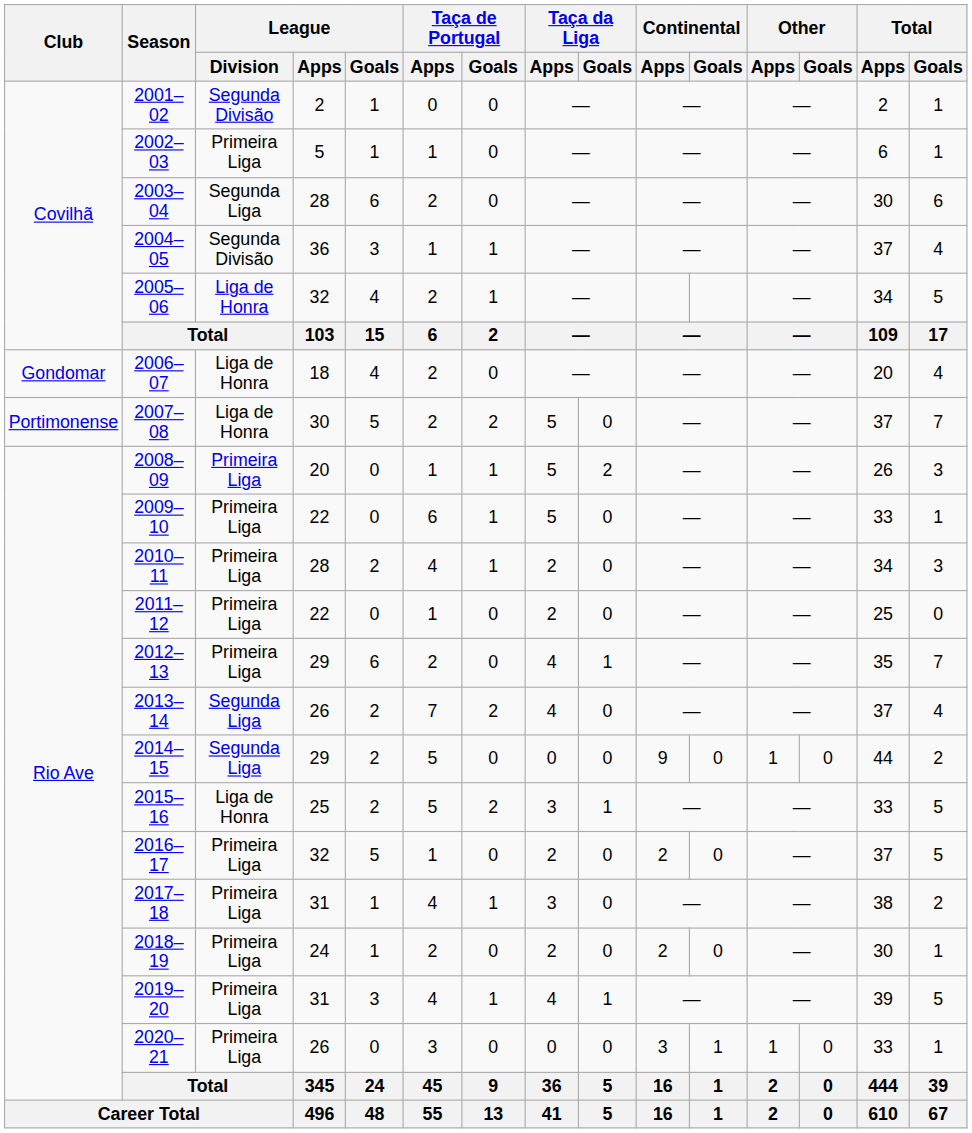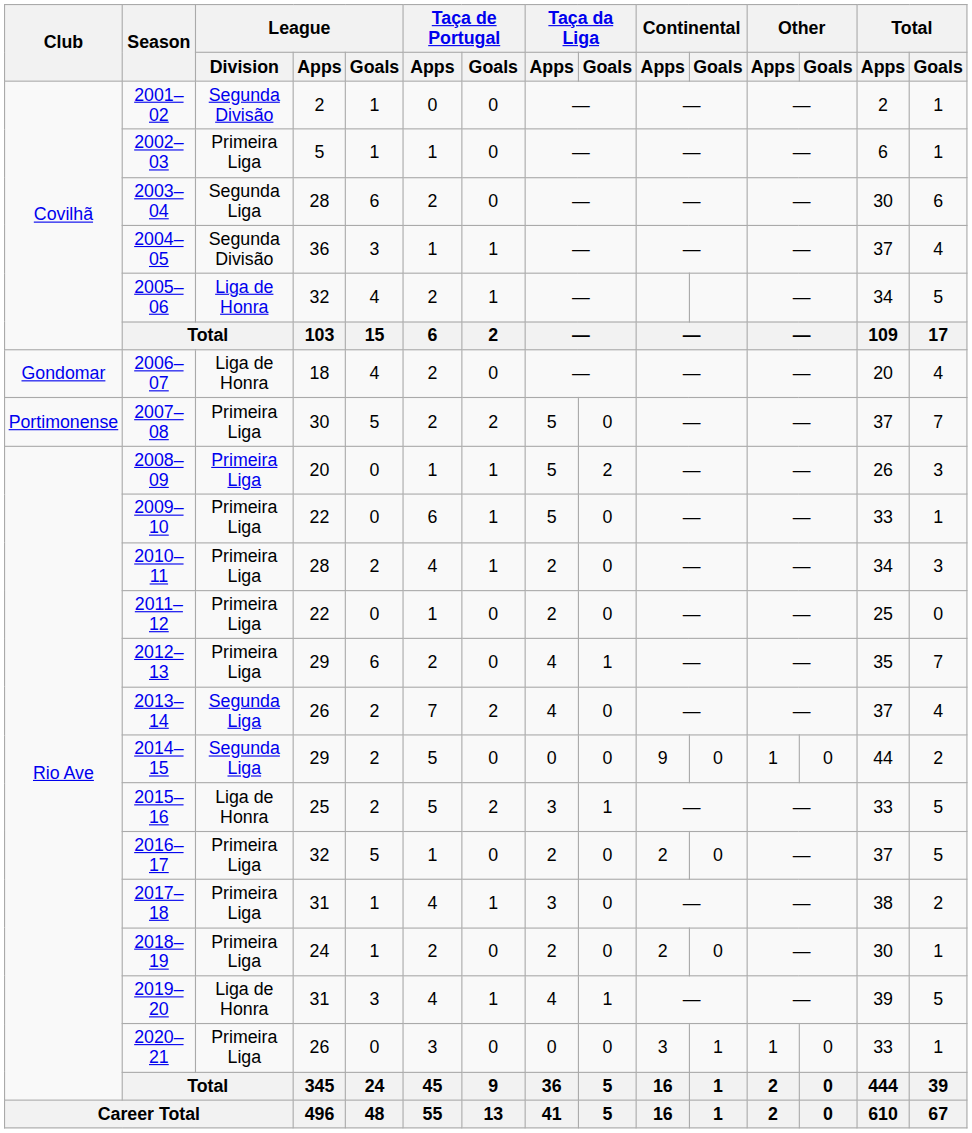(244, 421) Liga de Honra -> (244, 421) Primeira Liga
(244, 999) Primeira Liga -> (244, 999) Liga de Honra
